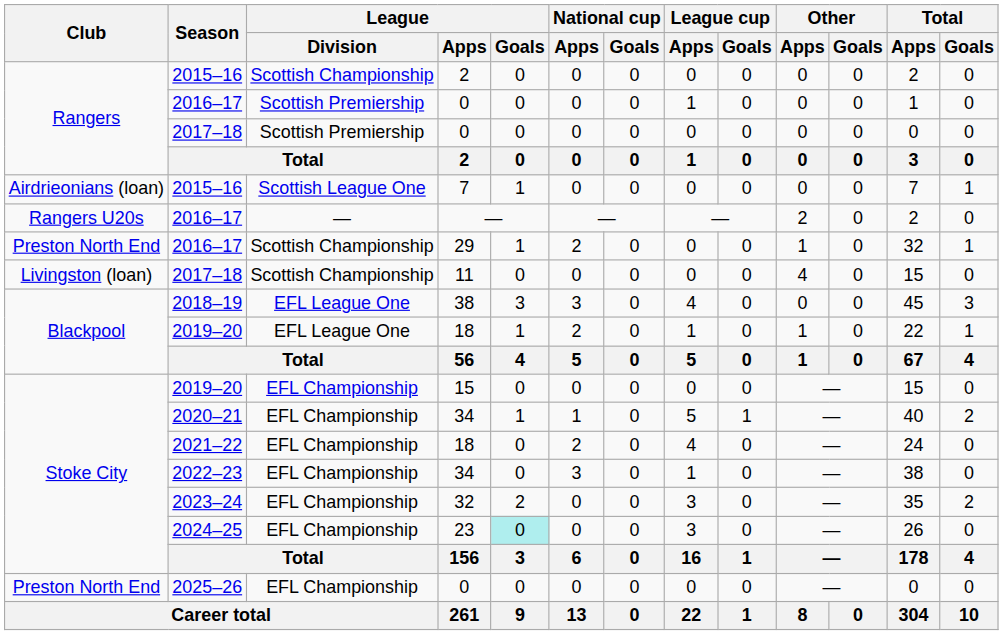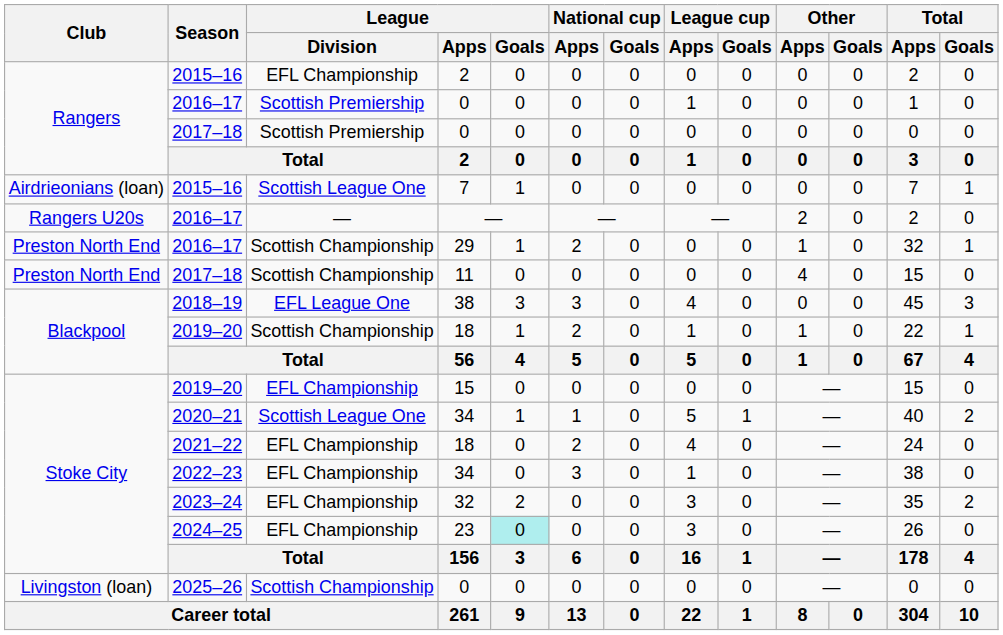(342, 75) Scottish Championship -> (342, 75) EFL Championship
(86, 274) Livingston (loan) -> (86, 274) Preston North End
(342, 331) EFL League One -> (342, 331) Scottish Championship
(342, 416) EFL Championship -> (342, 416) Scottish League One
(86, 587) Preston North End -> (86, 587) Livingston (loan)
(342, 587) EFL Championship -> (342, 587) Scottish Championship
